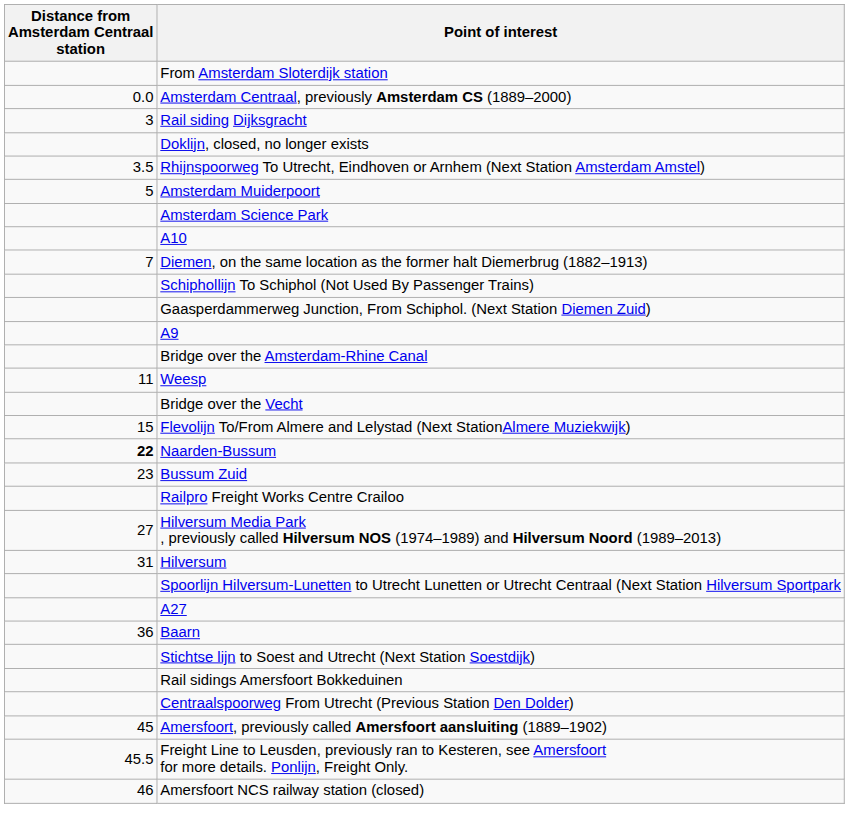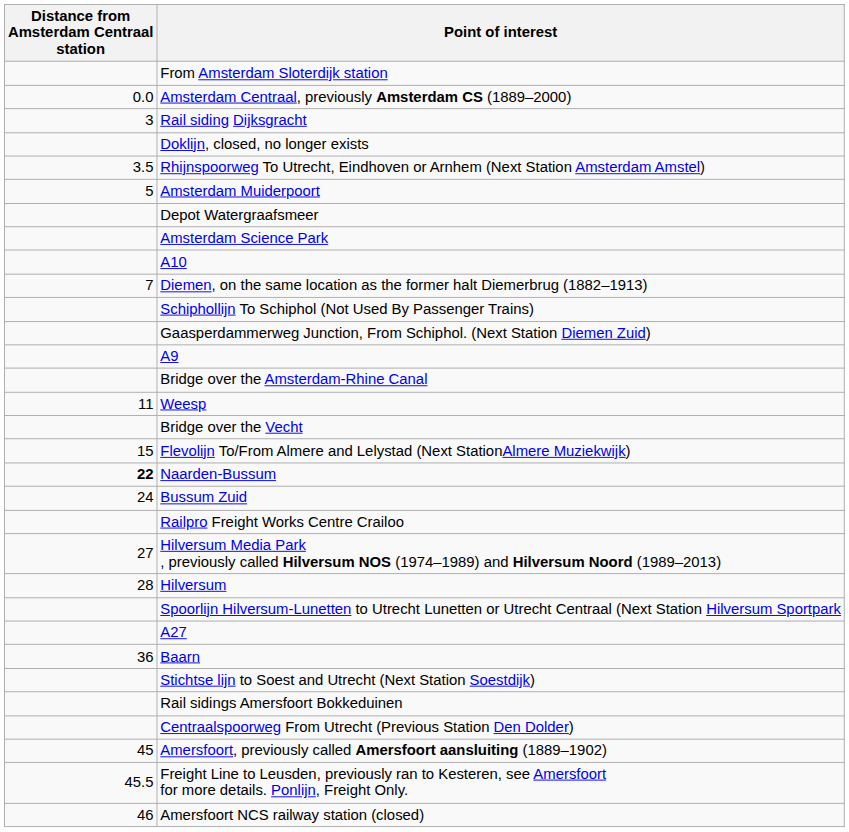+ row: (239, 214)
(145, 474) 23 -> (145, 498) 24
(145, 562) 31 -> (145, 585) 28
